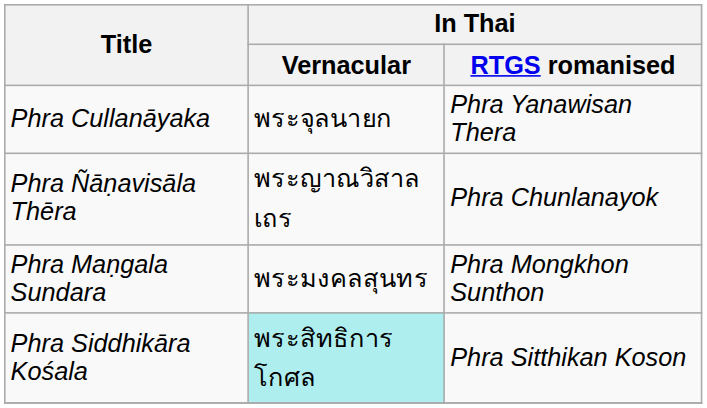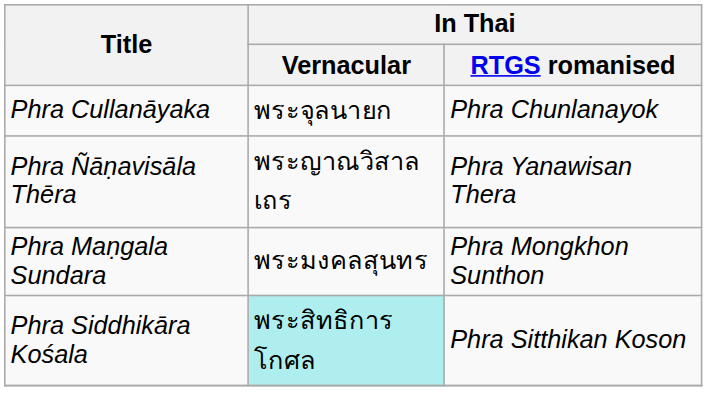(541, 118) Phra Yanawisan Thera -> (554, 110) Phra Chunlanayok
(554, 198) Phra Chunlanayok -> (541, 181) Phra Yanawisan Thera
